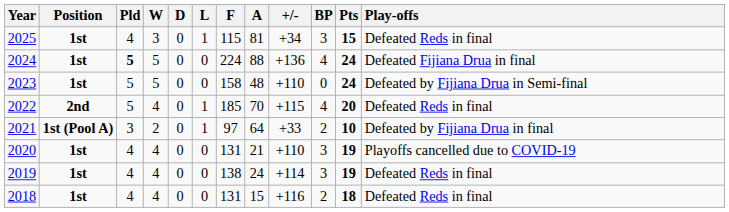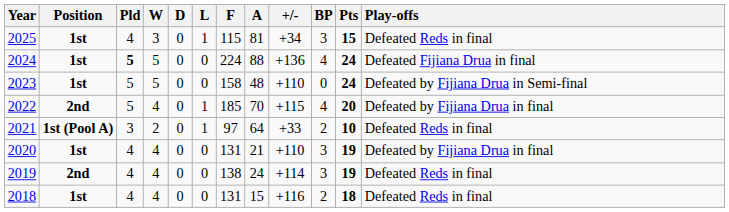(429, 106) Defeated Reds in final -> (459, 106) Defeated by Fijiana Drua in final
(459, 128) Defeated by Fijiana Drua in final -> (429, 128) Defeated Reds in final
(470, 151) Playoffs cancelled due to COVID-19 -> (459, 151) Defeated by Fijiana Drua in final
(78, 173) 1st -> (78, 173) 2nd
